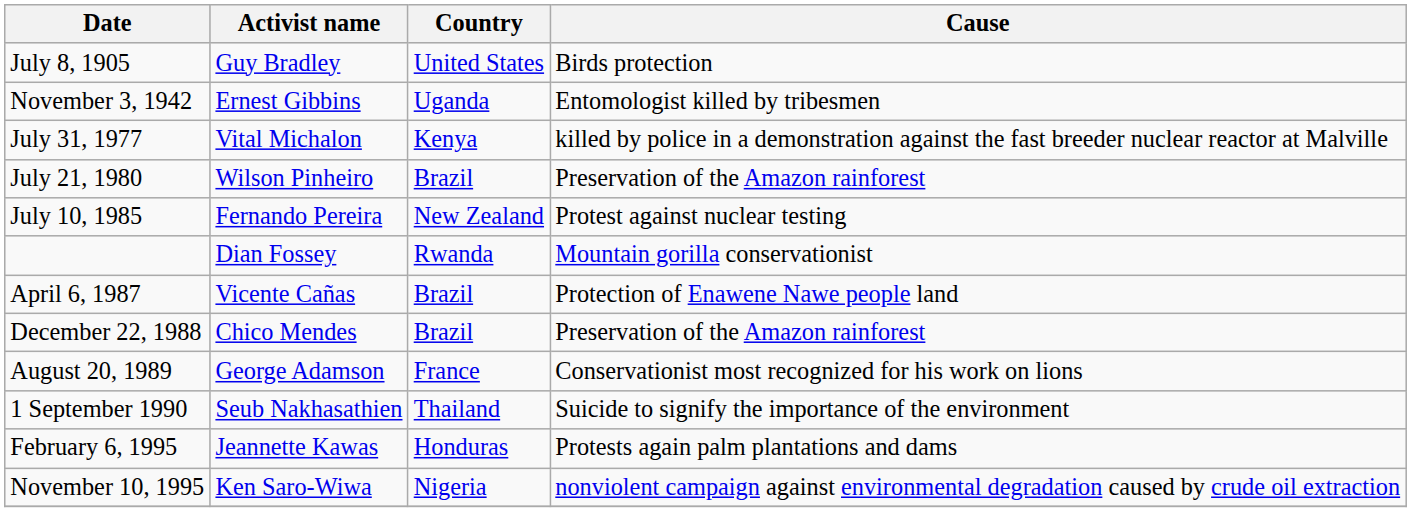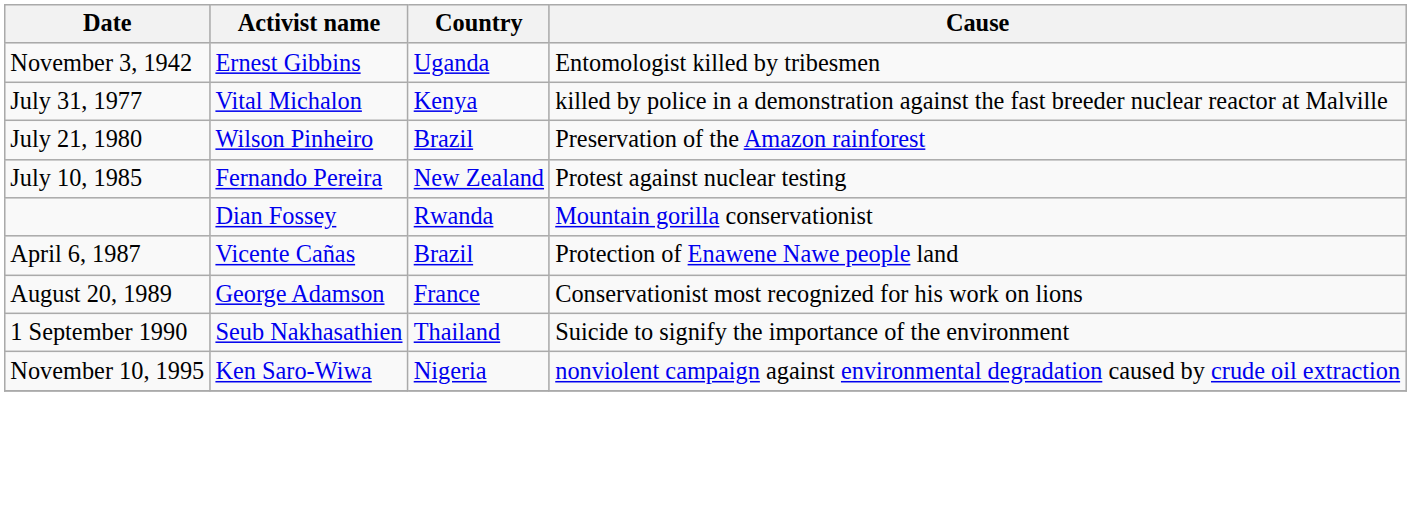- row: (70, 62)
- row: (106, 332)
- row: (94, 448)
